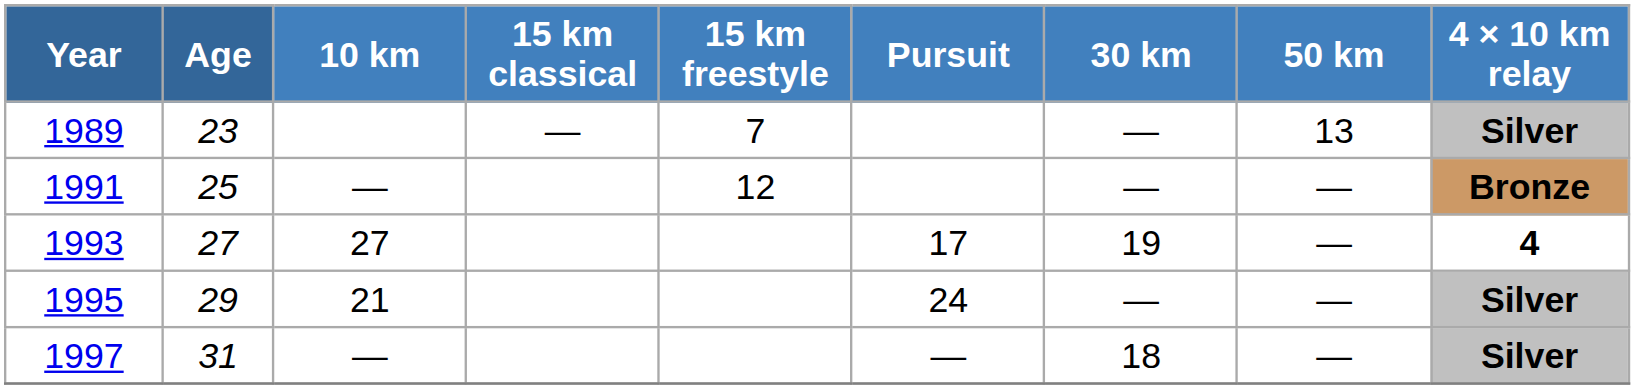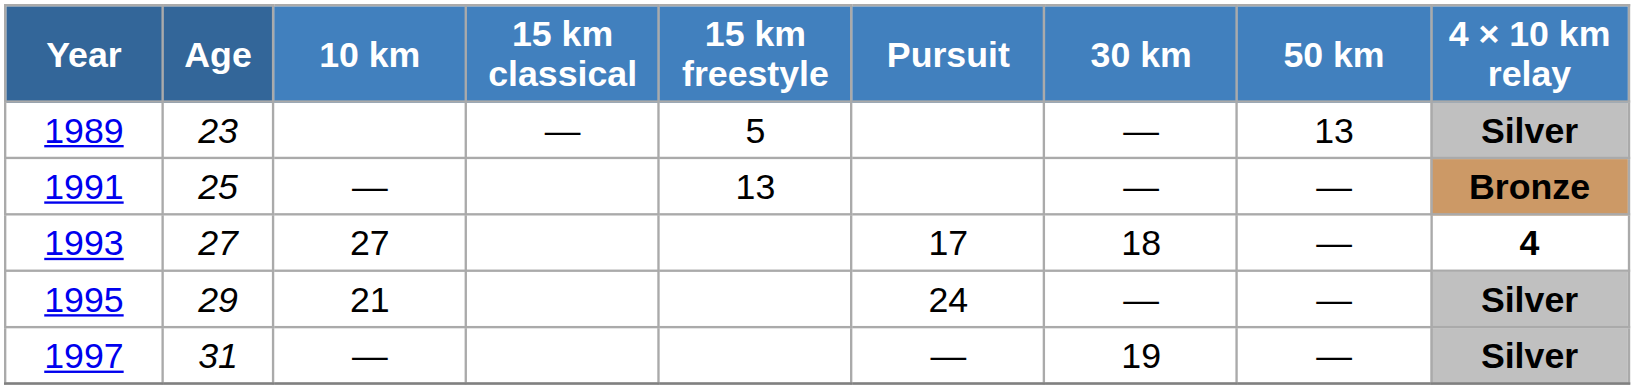(755, 130) 7 -> (755, 130) 5
(755, 187) 12 -> (755, 187) 13
(1141, 243) 19 -> (1141, 243) 18
(1141, 356) 18 -> (1141, 356) 19
